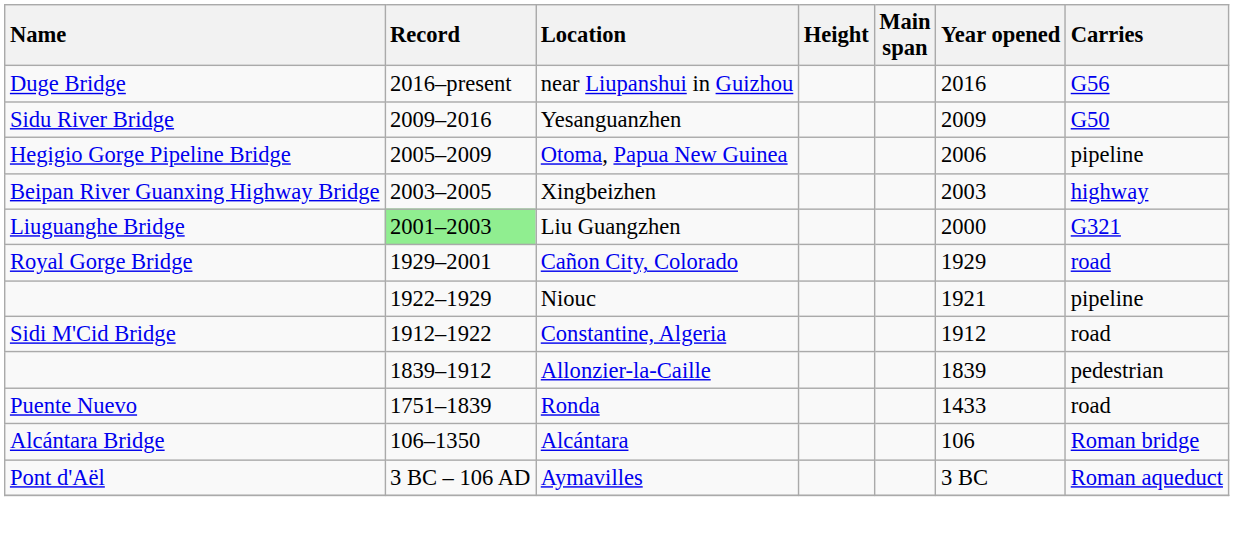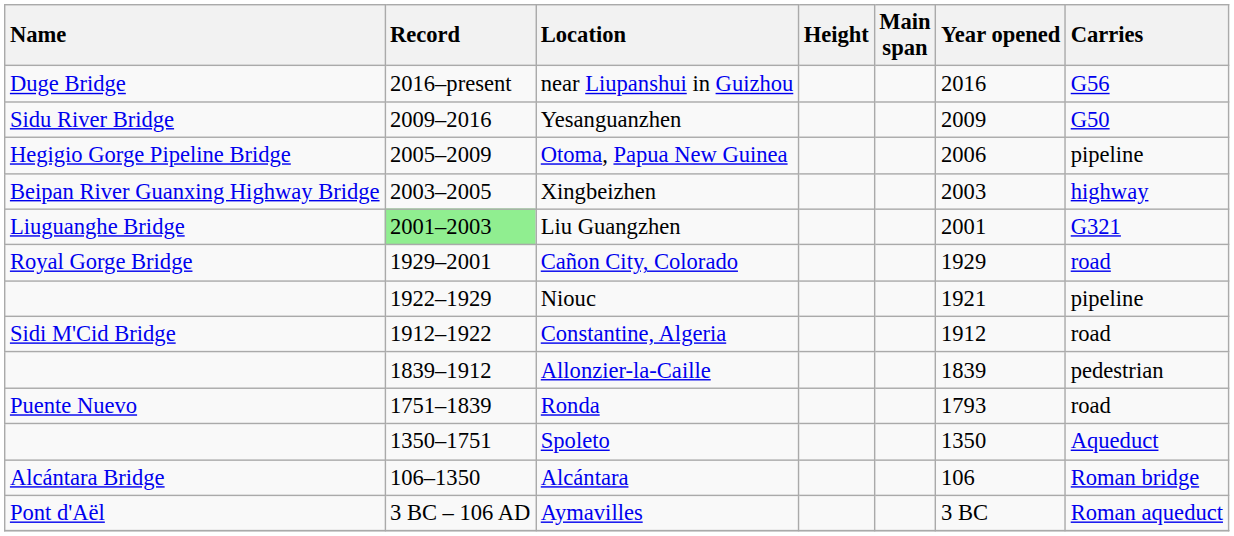(964, 226) 2000 -> (964, 226) 2001
(964, 405) 1433 -> (964, 405) 1793
+ row: (575, 441)
